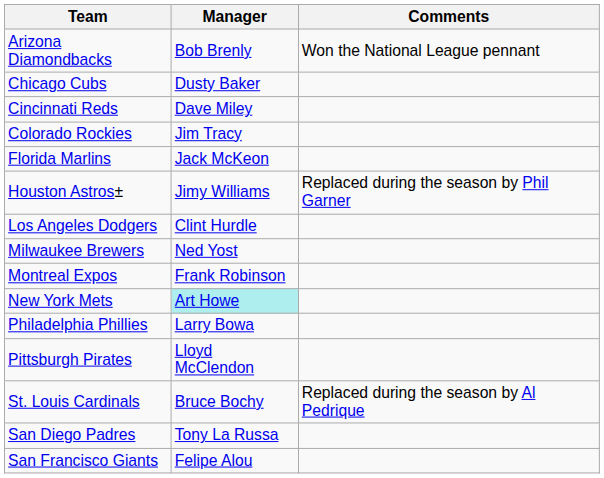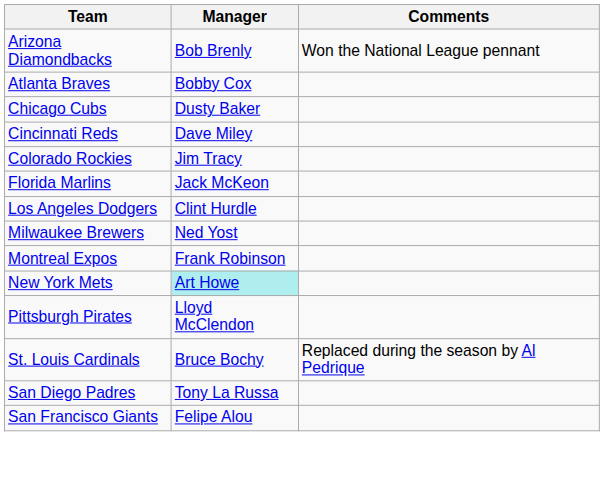+ row: (59, 84)
- row: (66, 192)
- row: (78, 325)
